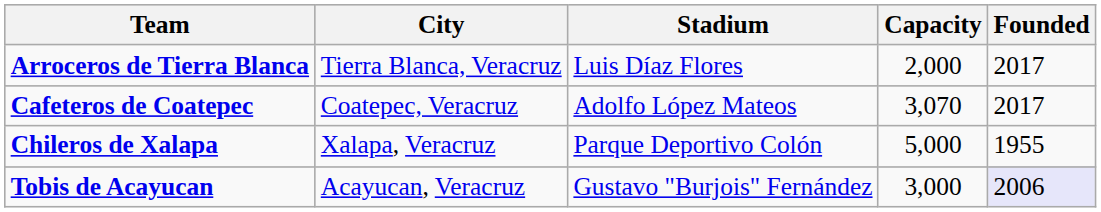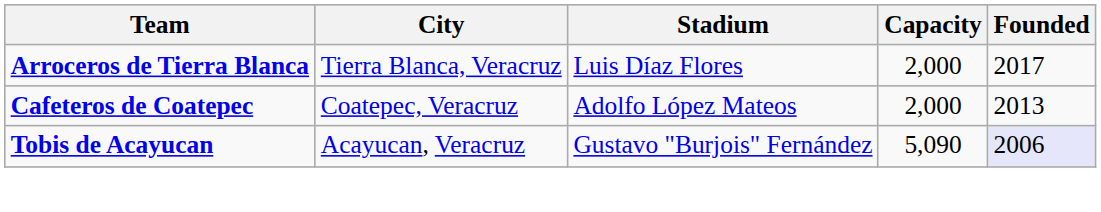(933, 105) 3,070 -> (933, 105) 2,000
(1019, 105) 2017 -> (1019, 105) 2013
- row: (114, 145)
(933, 186) 3,000 -> (933, 145) 5,090
